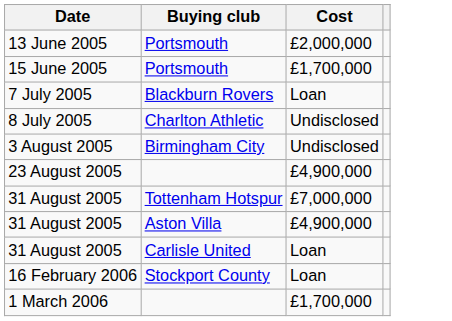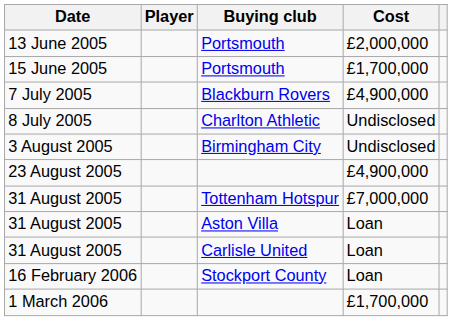+ column: (169, 17)
(308, 95) Loan -> (387, 95) £4,900,000
(331, 224) £4,900,000 -> (365, 224) Loan
